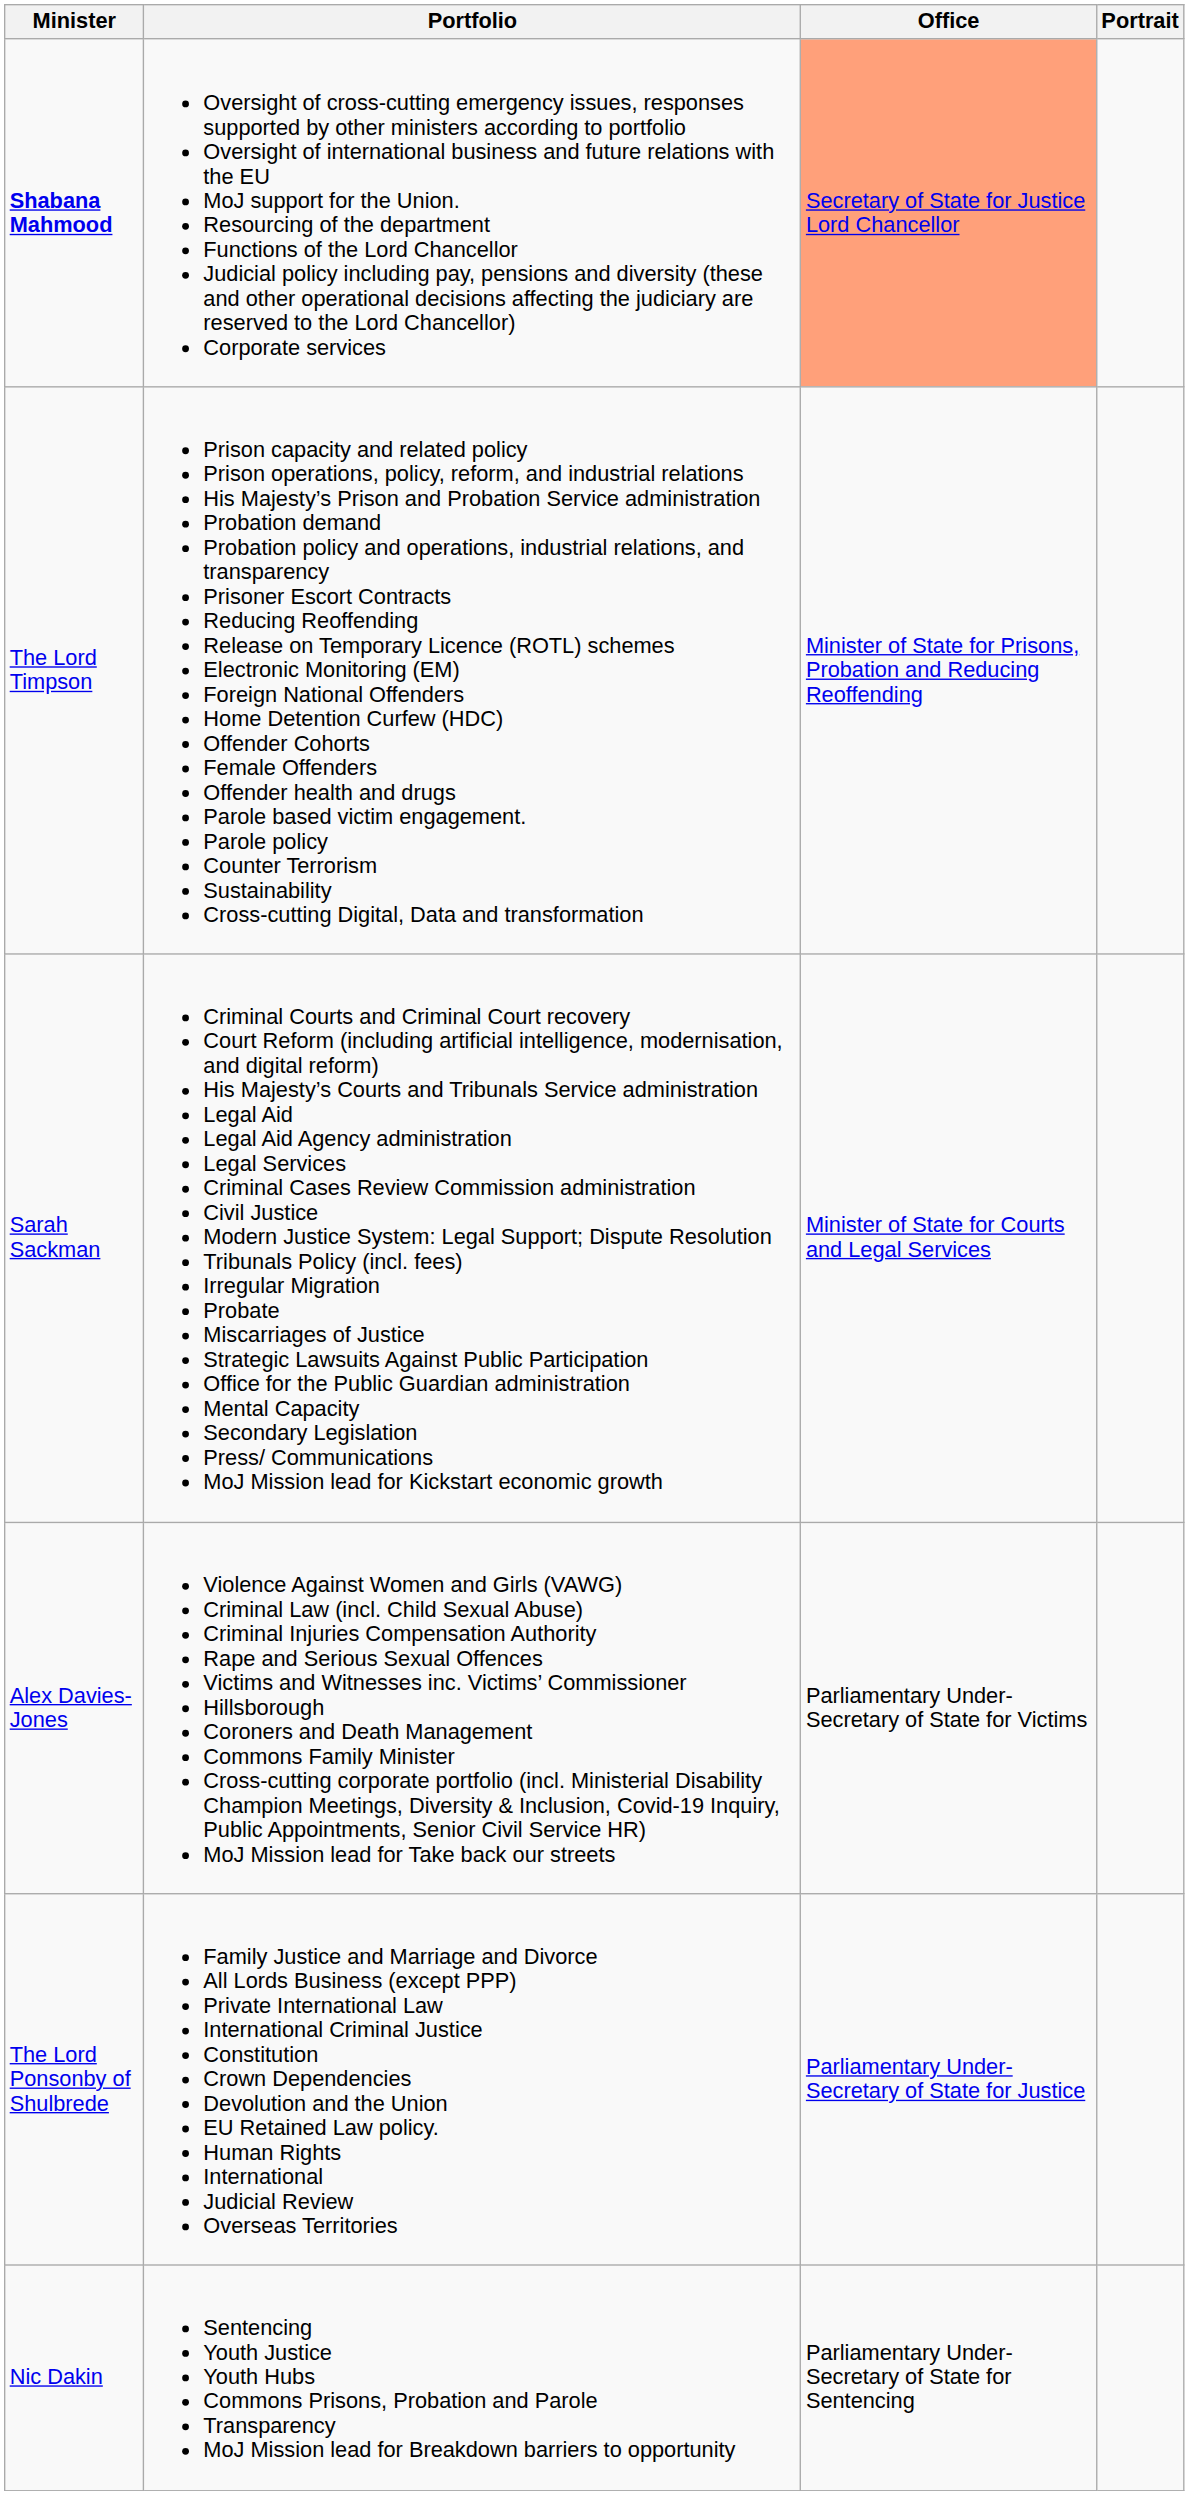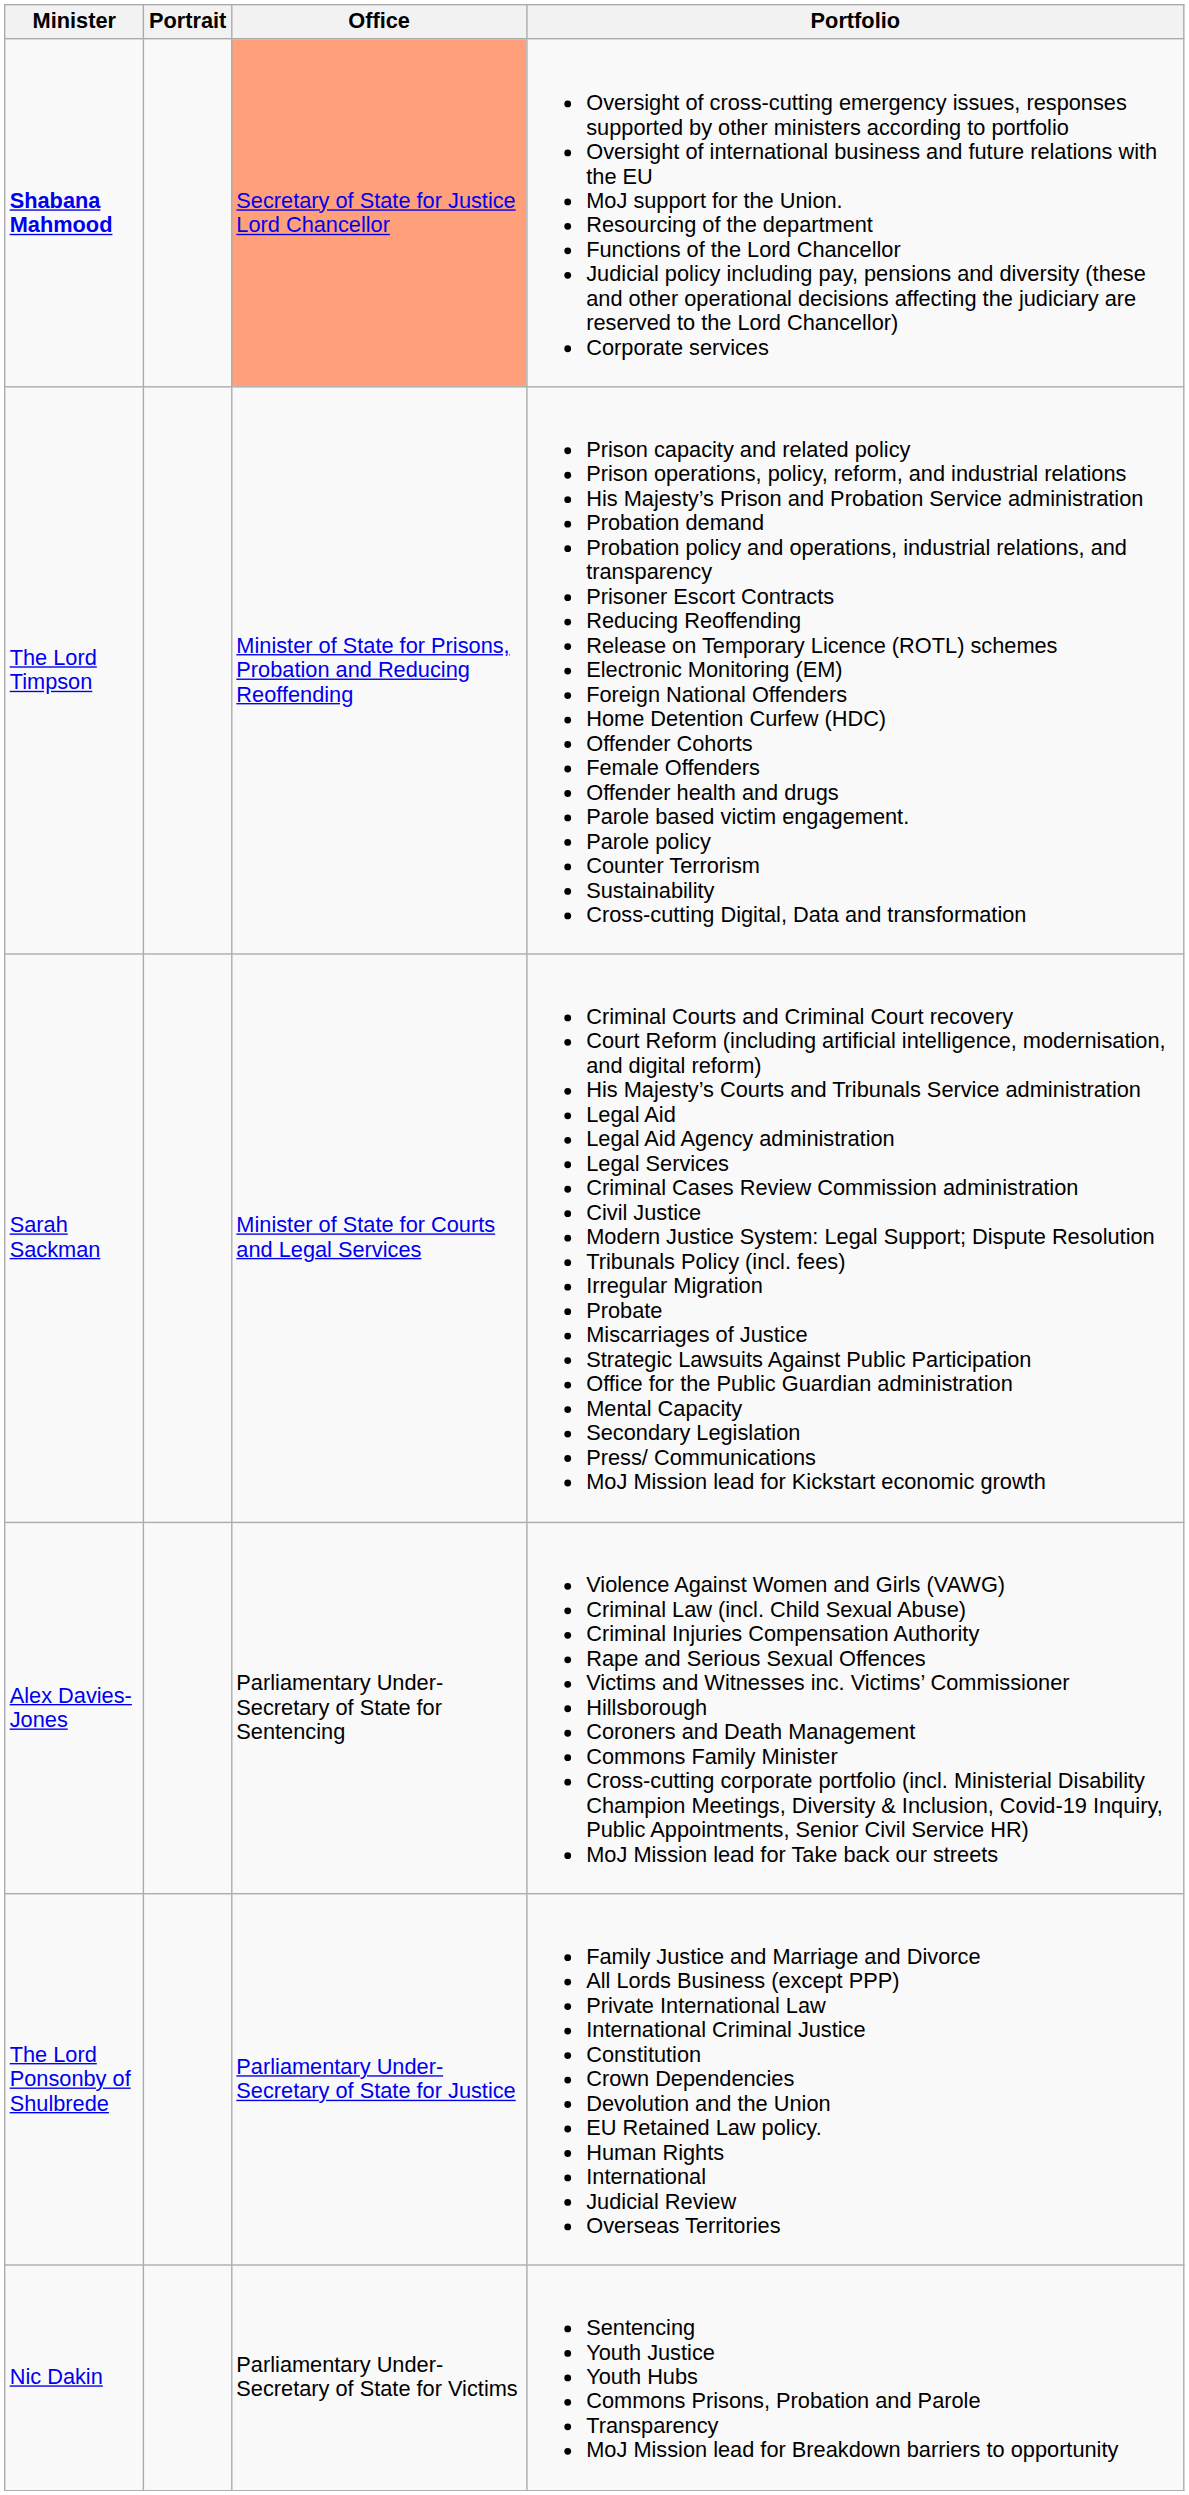columns swapped: (1140, 21) <-> (472, 21)
(947, 1707) Parliamentary Under-Secretary of State for Victims -> (340, 1707) Parliamentary Under-Secretary of State for Sentencing
(909, 2377) Parliamentary Under-Secretary of State for Sentencing -> (377, 2377) Parliamentary Under-Secretary of State for Victims
